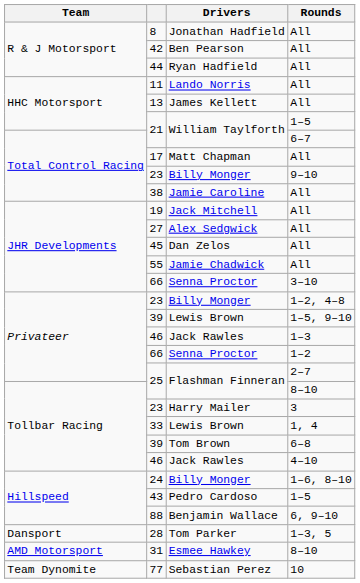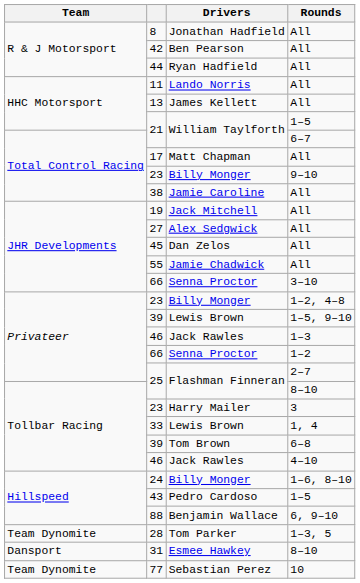(35, 533) Dansport -> (52, 533) Team Dynomite
(55, 551) AMD Motorsport -> (35, 551) Dansport
